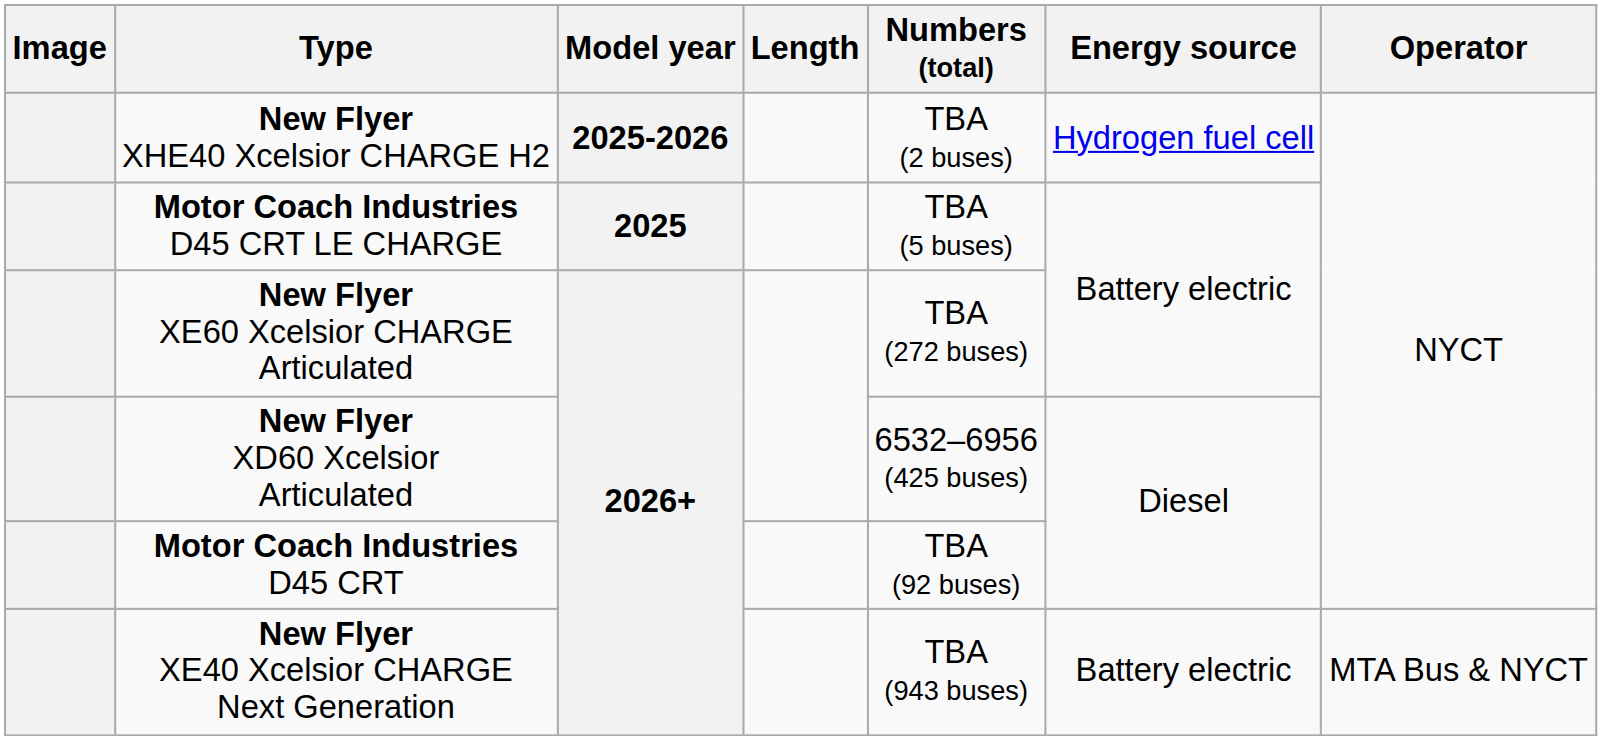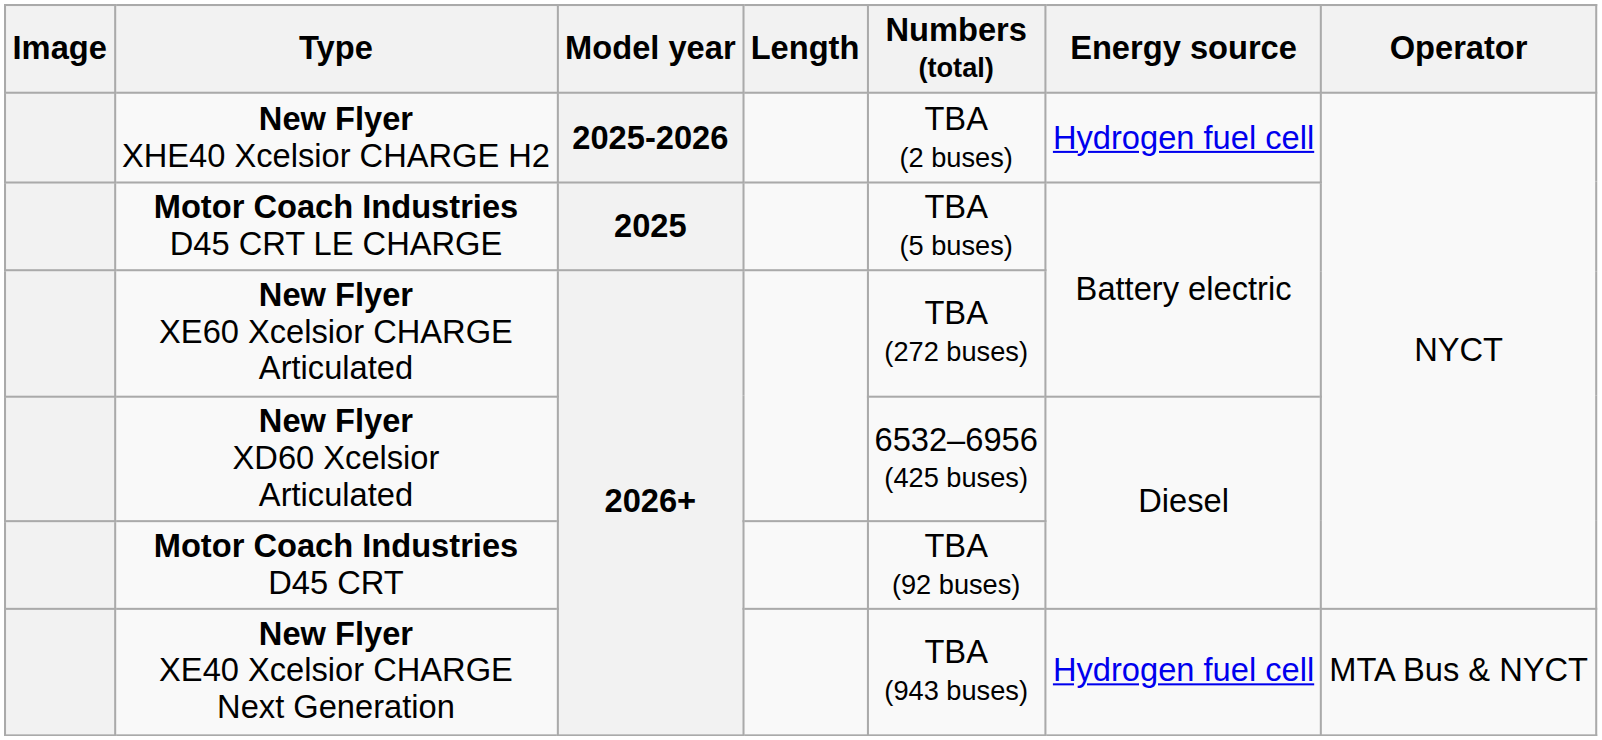(1184, 671) Battery electric -> (1184, 671) Hydrogen fuel cell
